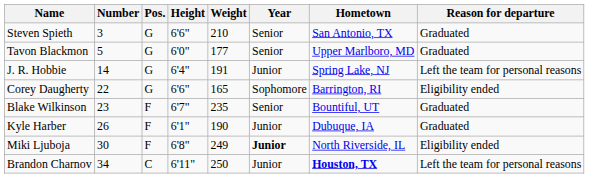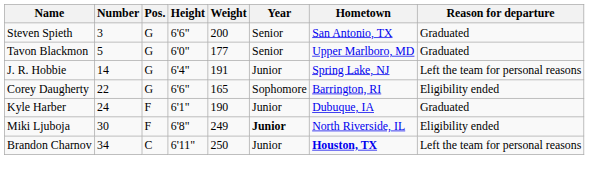(219, 32) 210 -> (219, 32) 200
- row: (47, 107)
(103, 126) 26 -> (103, 107) 24
